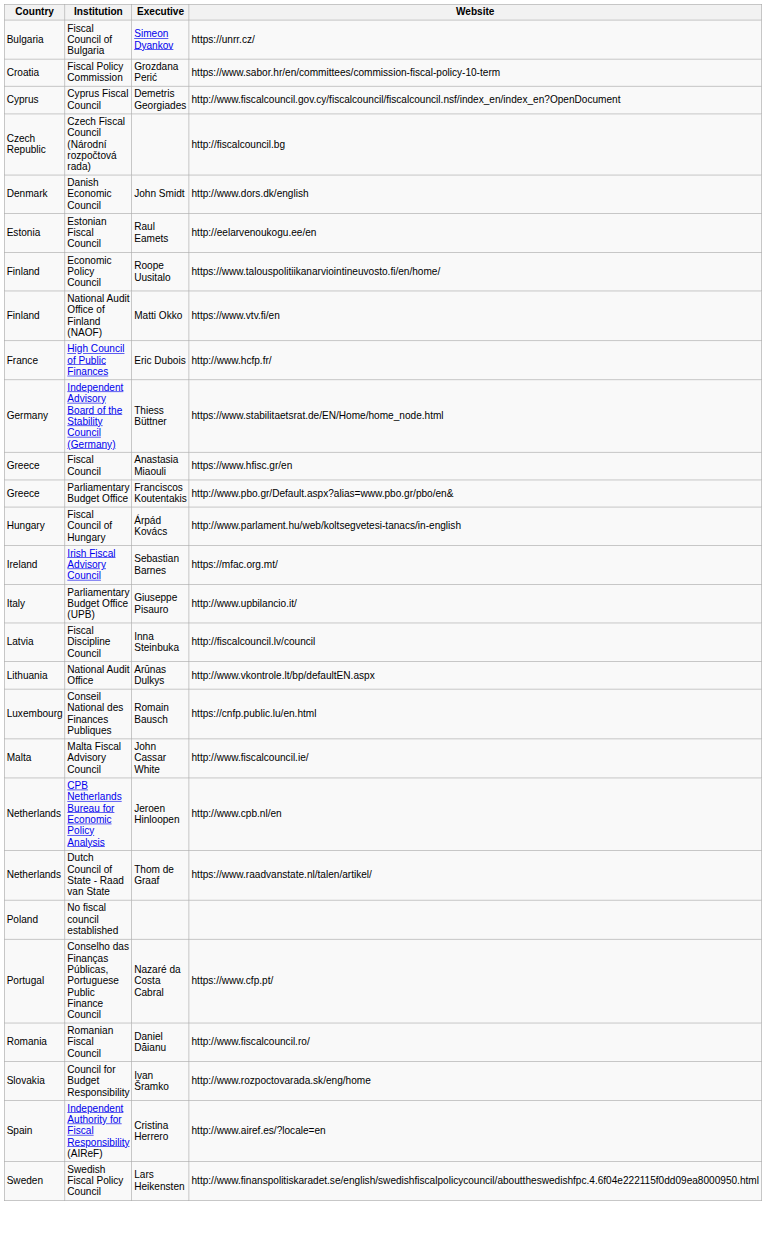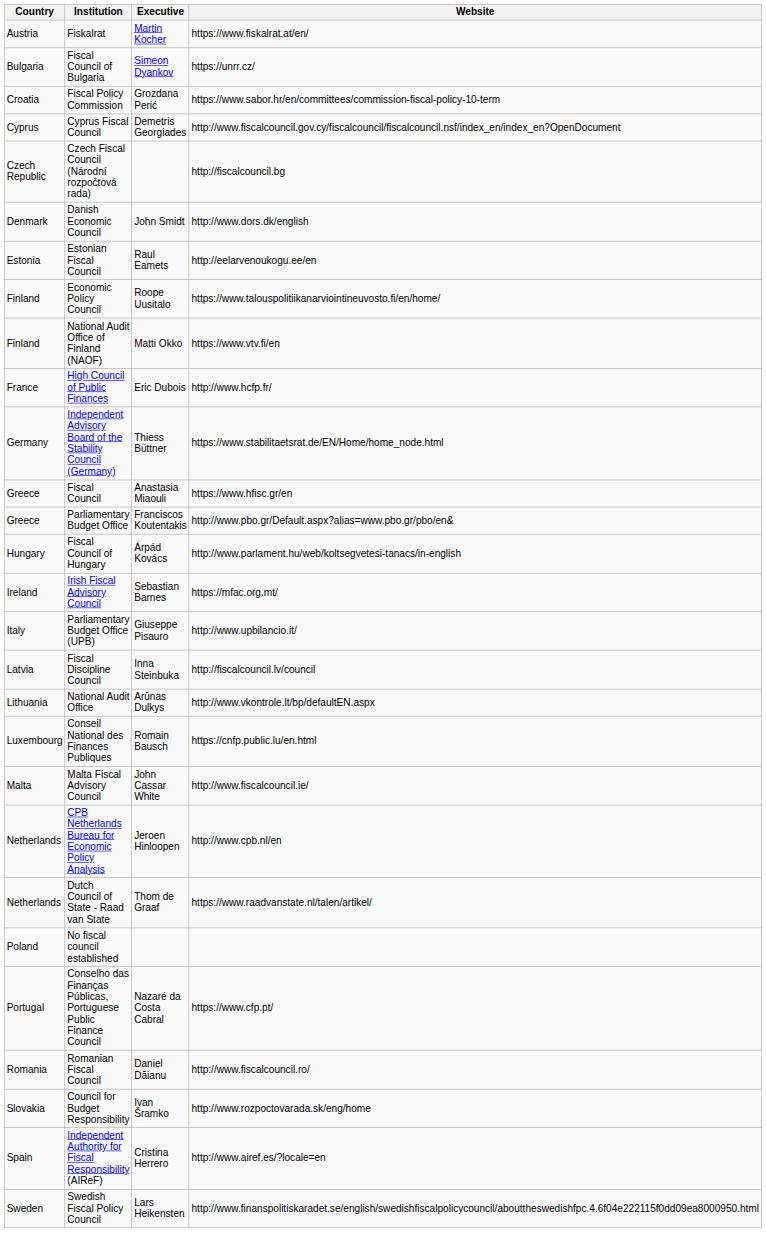+ row: (86, 34)
